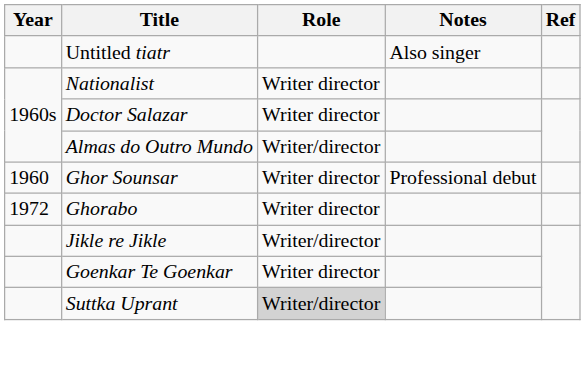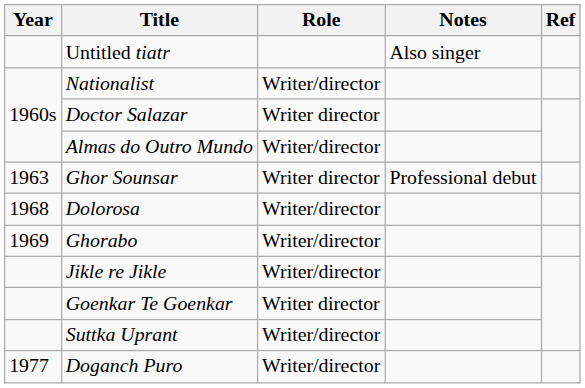(321, 83) Writer director -> (321, 83) Writer/director
(29, 177) 1960 -> (29, 177) 1963
+ row: (103, 209)
(29, 209) 1972 -> (29, 240) 1969
(321, 209) Writer director -> (321, 240) Writer/director
(321, 303) lightgrey background -> (321, 334) no background
+ row: (124, 366)
